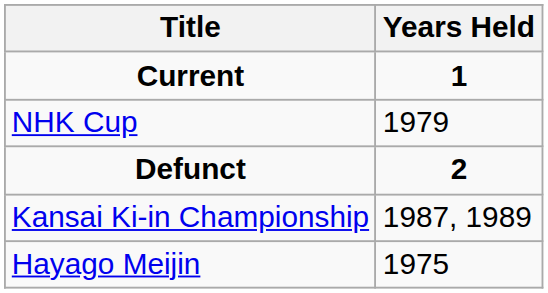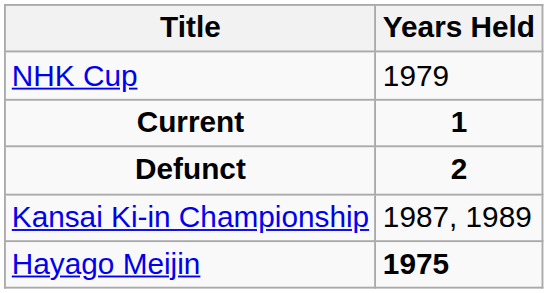rows swapped: (190, 75) <-> (75, 122)
(416, 264) normal -> (416, 264) bold
